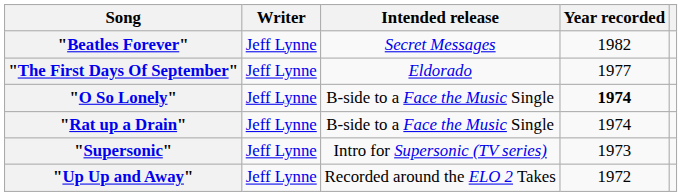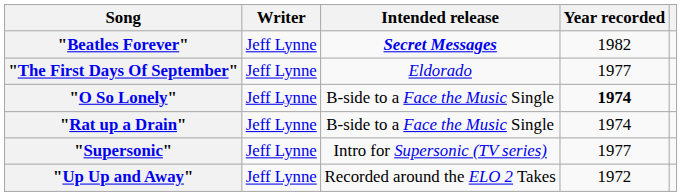(440, 44) normal -> (440, 44) bold
(614, 151) 1973 -> (614, 151) 1977
